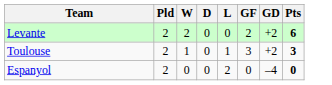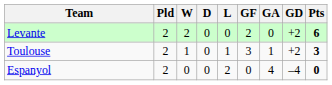+ column: (271, 13)
